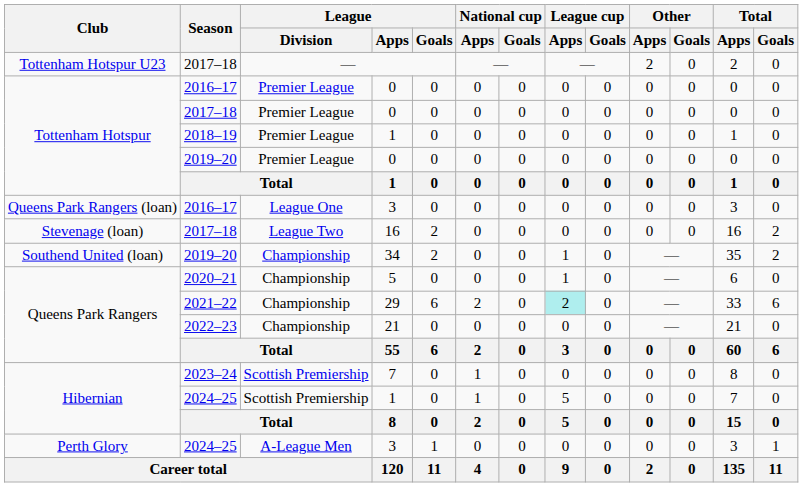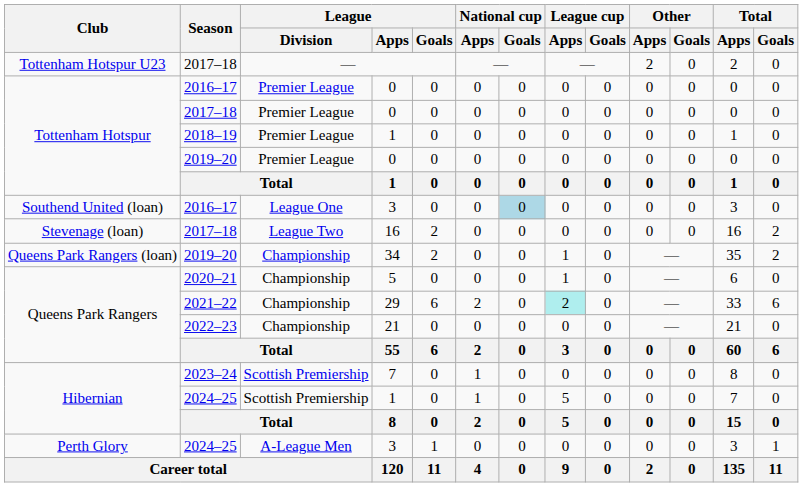(93, 207) Queens Park Rangers (loan) -> (93, 207) Southend United (loan)
(522, 207) no background -> (522, 207) lightblue background
(93, 254) Southend United (loan) -> (93, 254) Queens Park Rangers (loan)
